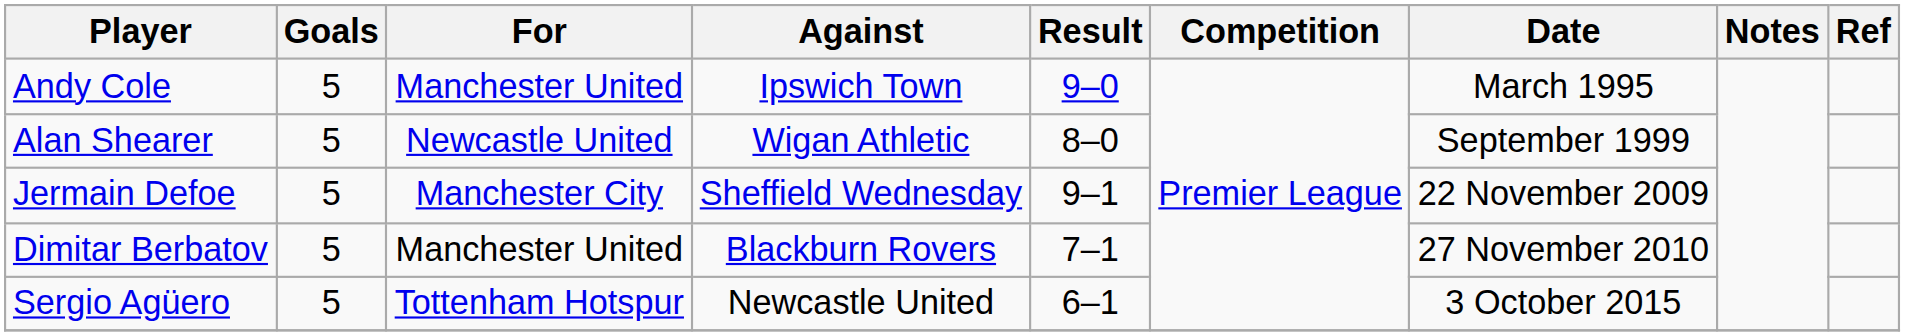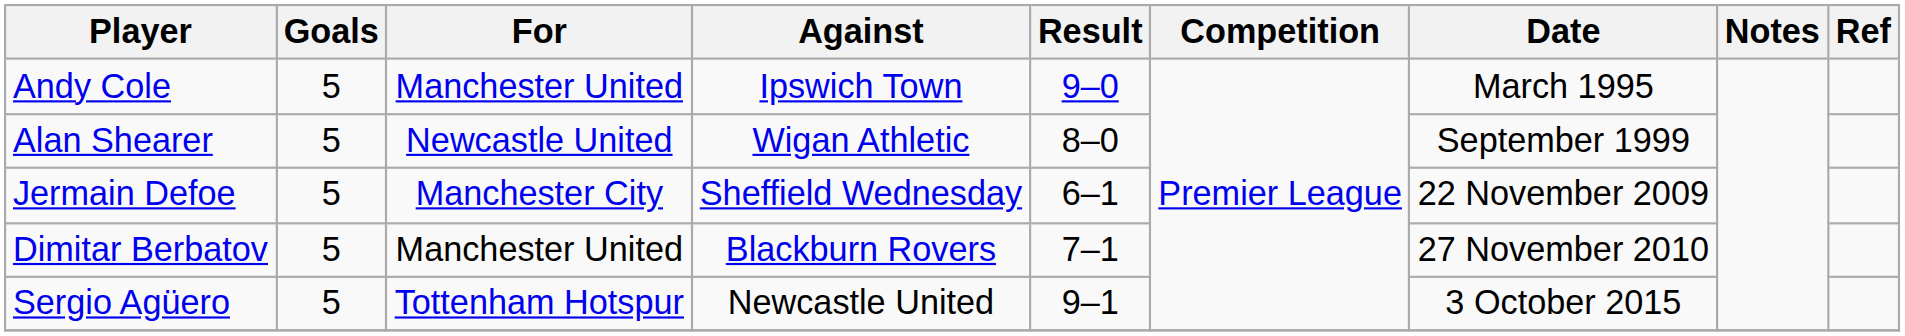(1090, 194) 9–1 -> (1090, 194) 6–1
(1090, 303) 6–1 -> (1090, 303) 9–1
